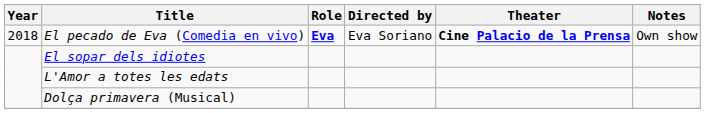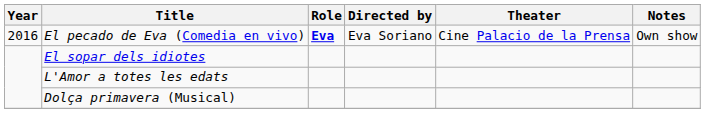(23, 36) 2018 -> (23, 36) 2016
(534, 36) bold -> (534, 36) normal
